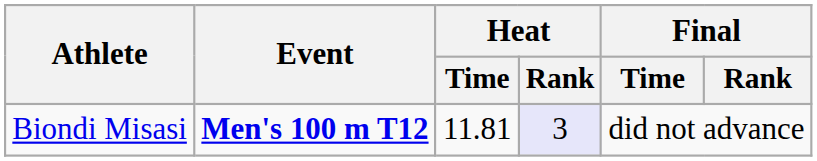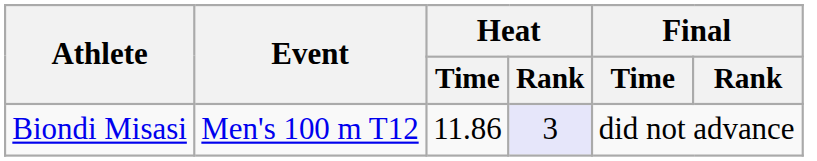(315, 129) bold -> (310, 129) normal
(477, 129) 11.81 -> (467, 129) 11.86
